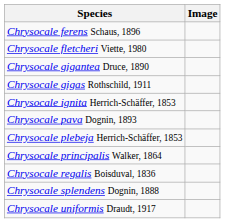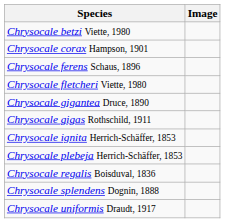+ row: (69, 31)
+ row: (78, 48)
- row: (72, 119)
- row: (84, 155)
